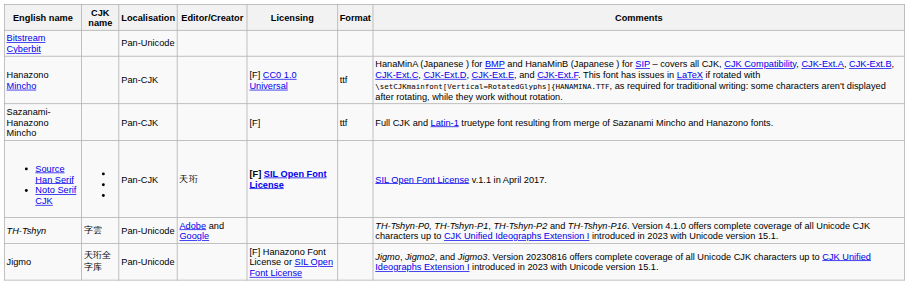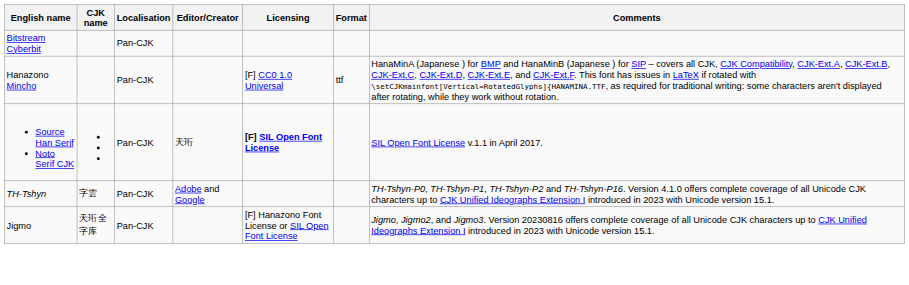(148, 43) Pan-Unicode -> (135, 43) Pan-CJK
- row: (29, 122)
(148, 230) Pan-Unicode -> (135, 194) Pan-CJK
(148, 262) Pan-Unicode -> (135, 225) Pan-CJK
